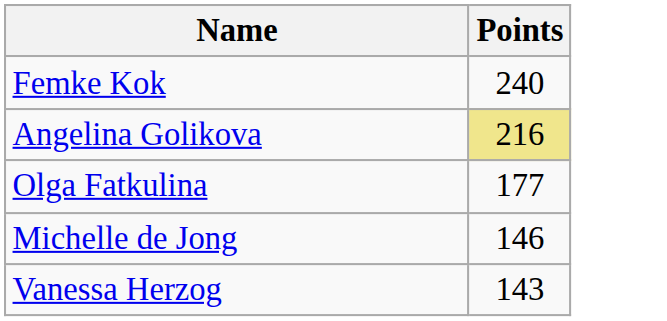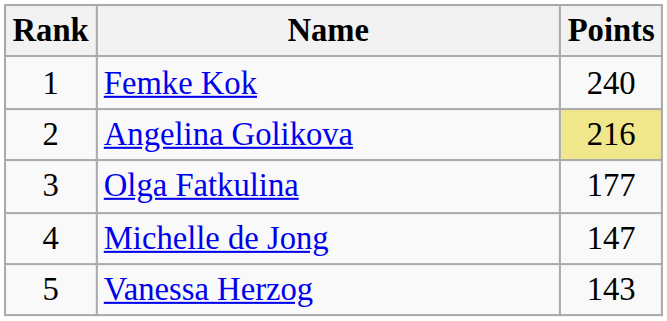+ column: (51, 30)
(520, 237) 146 -> (611, 237) 147
